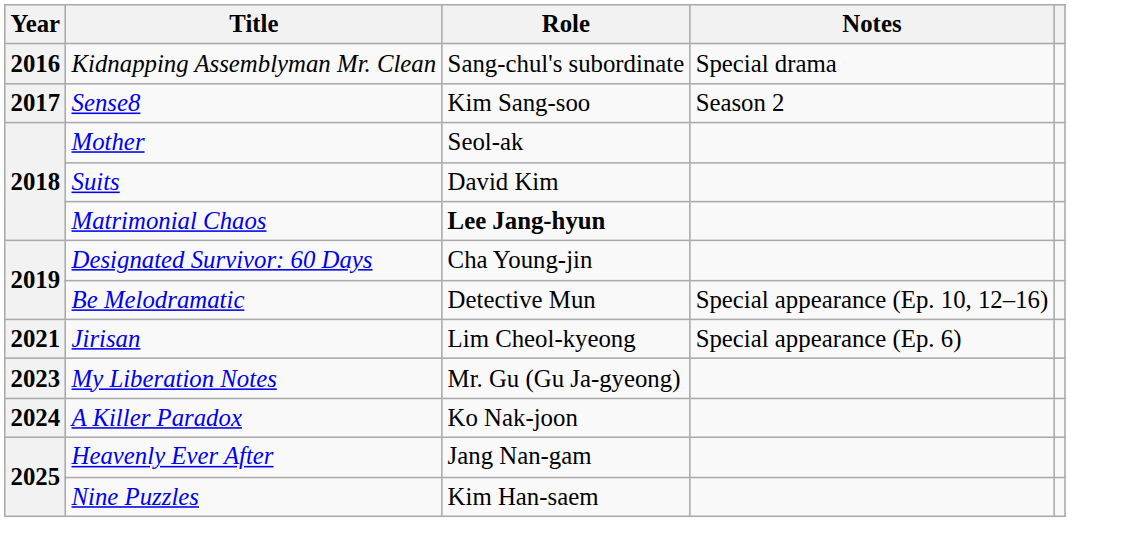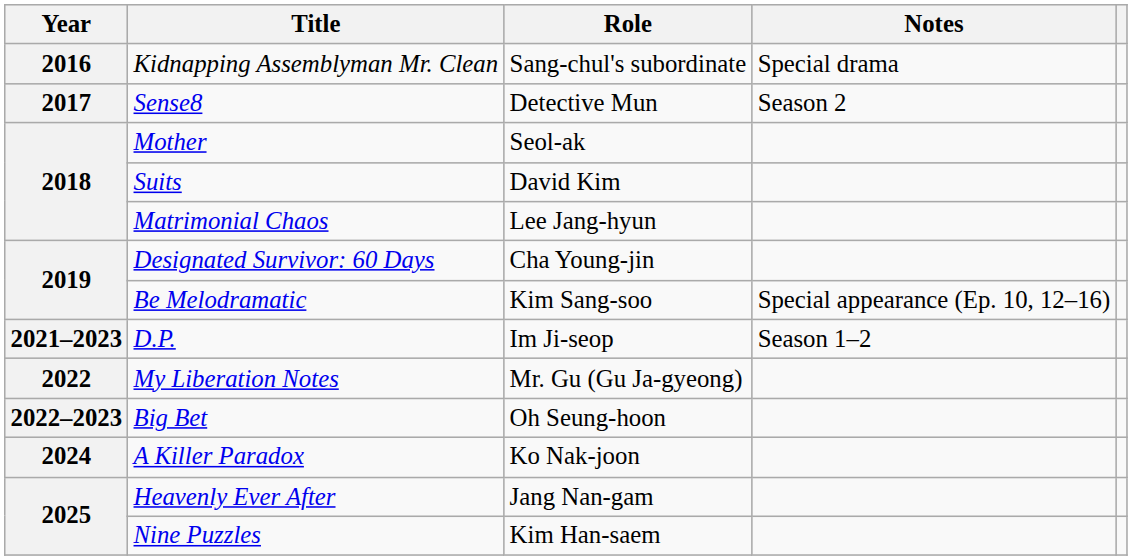(519, 102) Kim Sang-soo -> (584, 102) Detective Mun
(527, 220) bold -> (583, 220) normal
(522, 299) Detective Mun -> (581, 299) Kim Sang-soo
+ row: (155, 338)
- row: (106, 338)
(35, 378) 2023 -> (66, 378) 2022
+ row: (170, 417)
